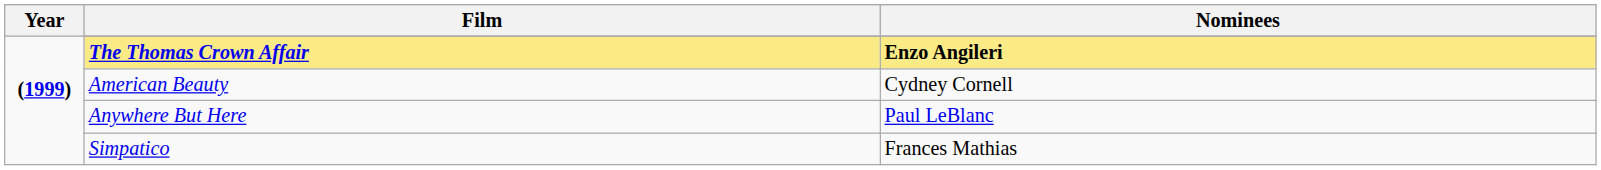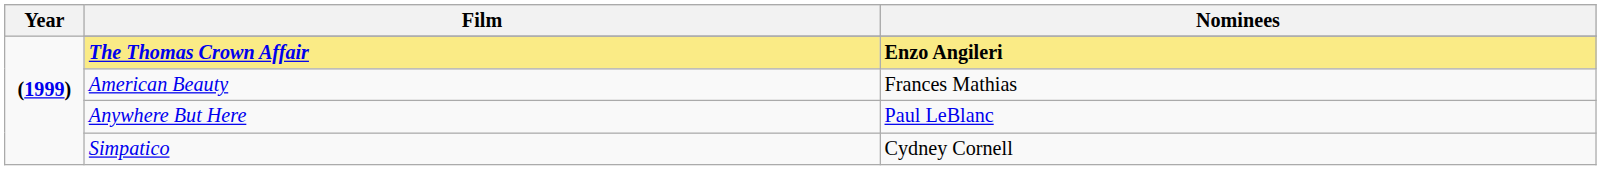(949, 84) Cydney Cornell -> (951, 84) Frances Mathias
(951, 148) Frances Mathias -> (949, 148) Cydney Cornell
